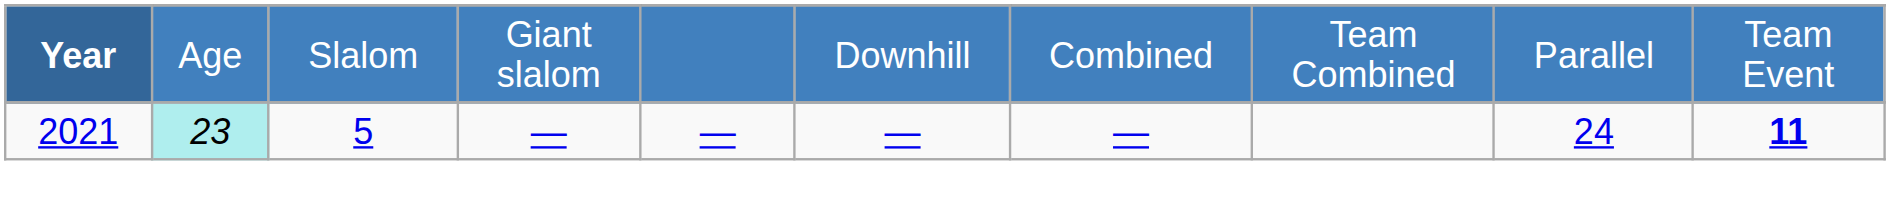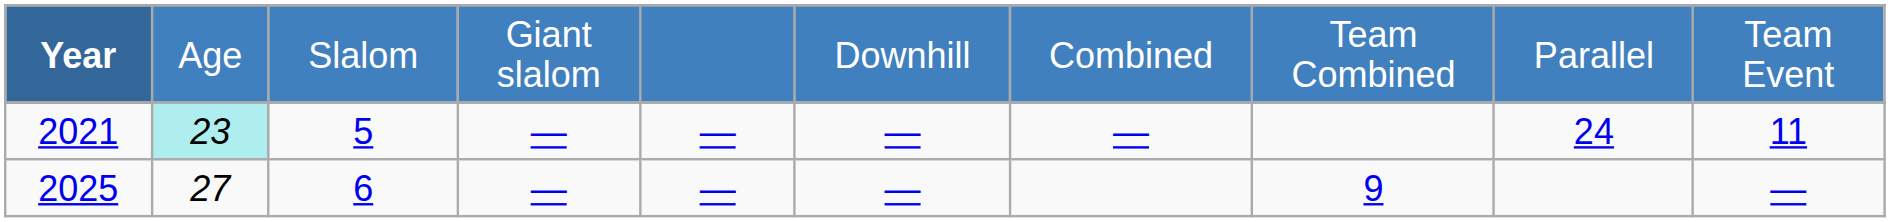(1788, 131) bold -> (1788, 131) normal
+ row: (78, 188)
